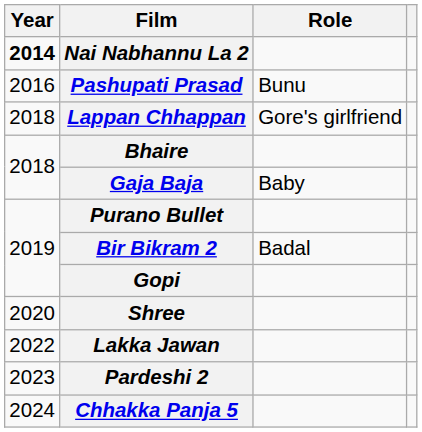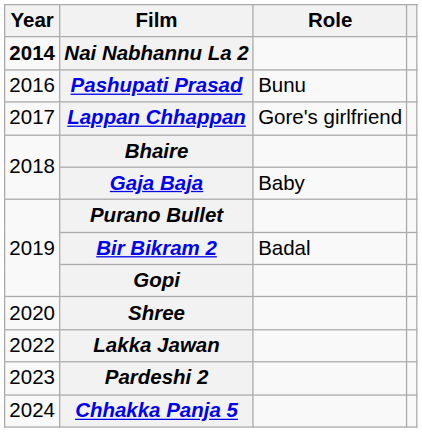(32, 118) 2018 -> (32, 118) 2017
